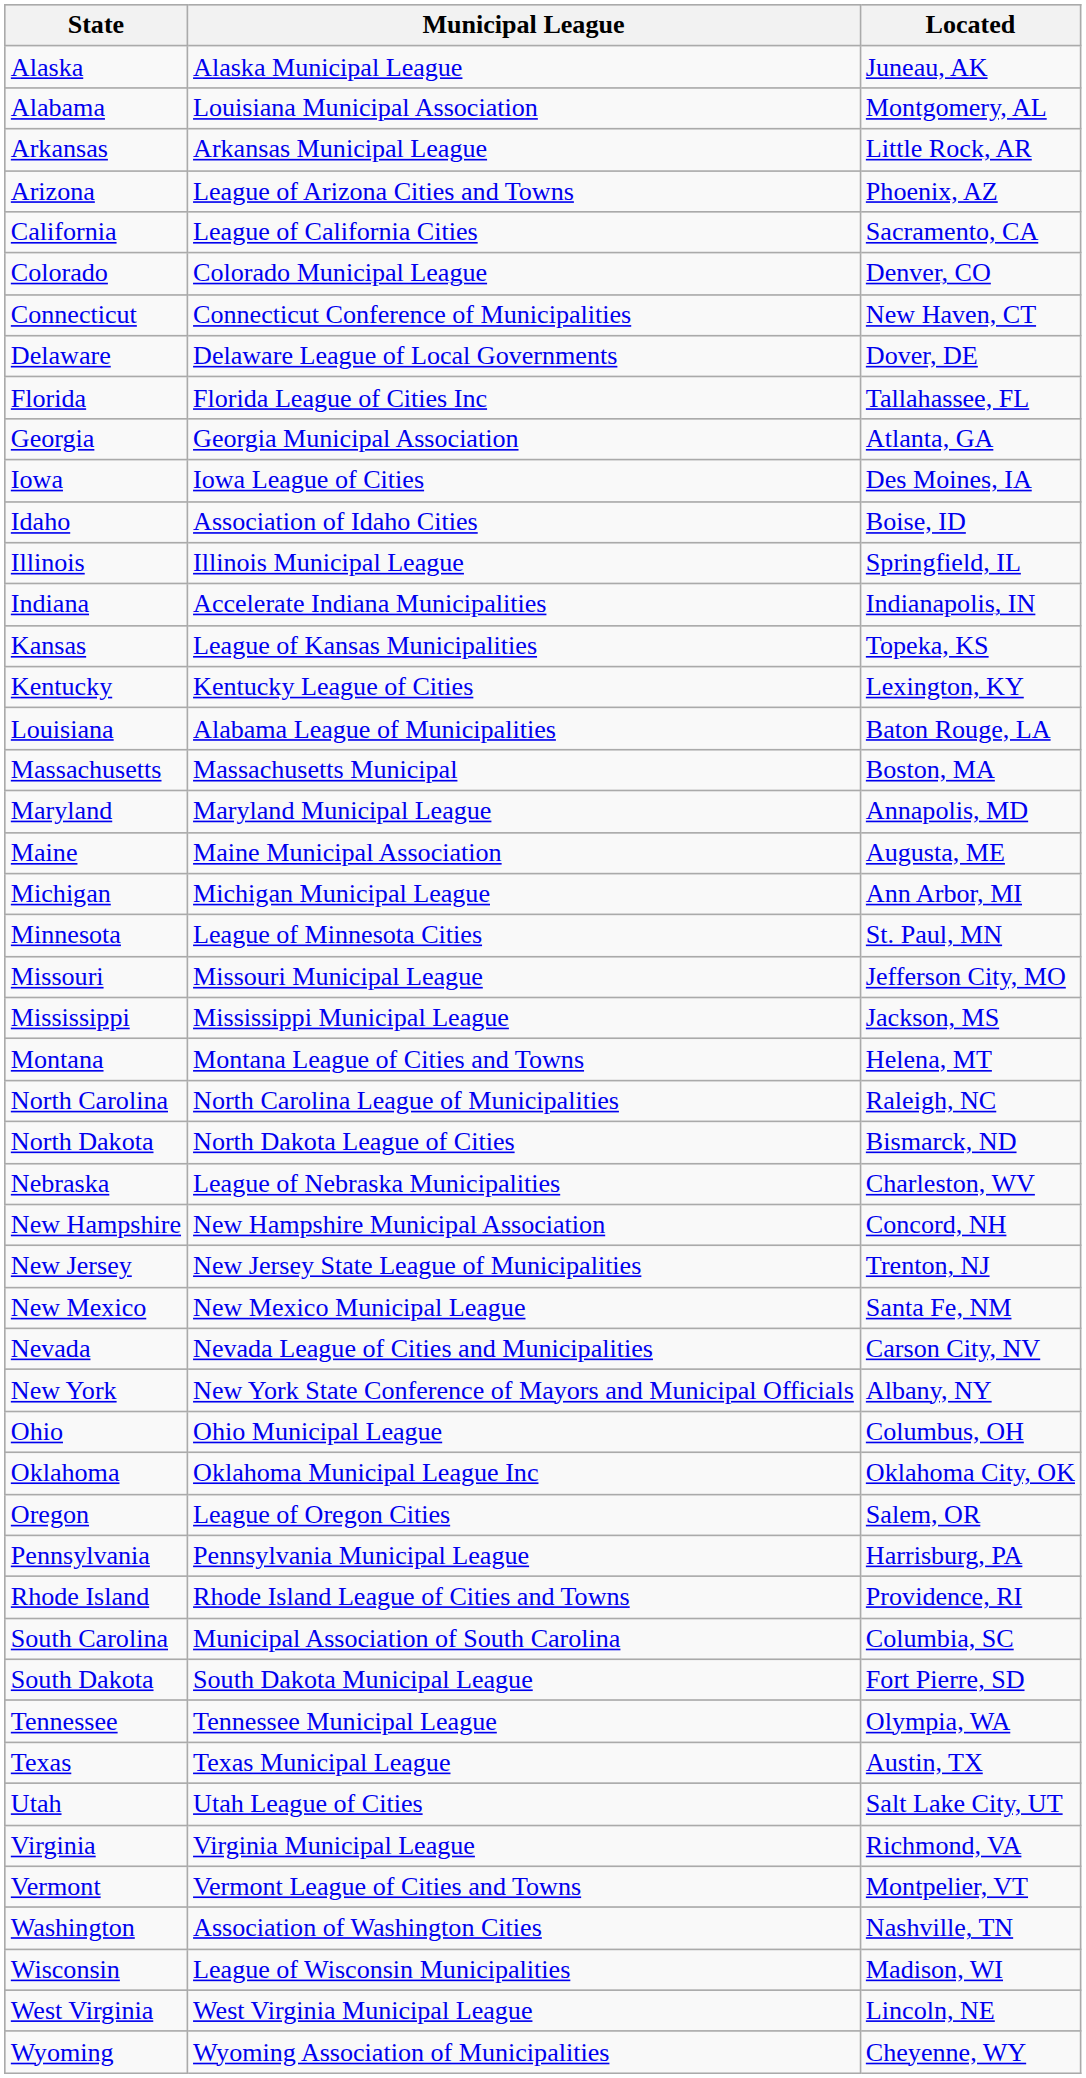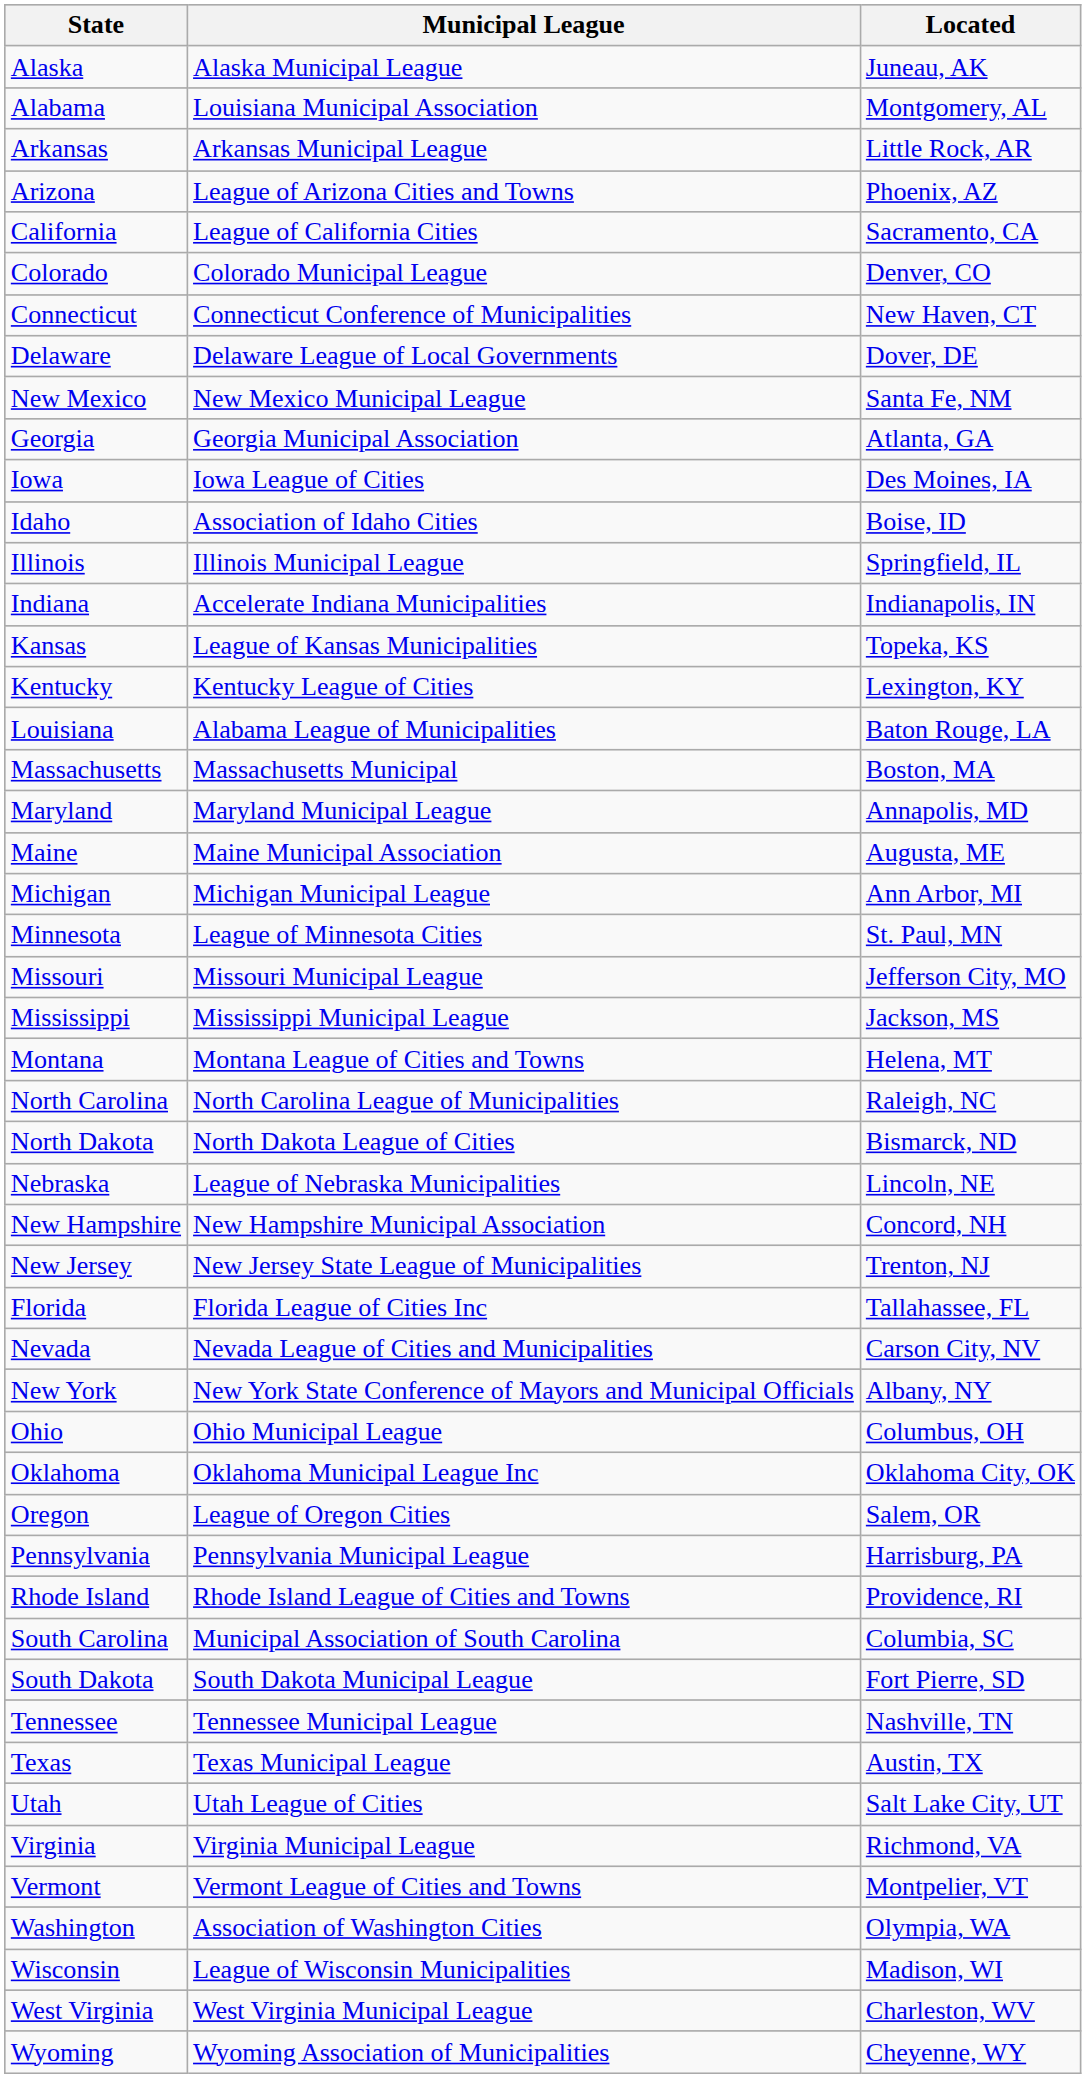rows swapped: (48, 397) <-> (79, 1307)
(950, 1183) Charleston, WV -> (930, 1183) Lincoln, NE
(938, 1720) Olympia, WA -> (940, 1720) Nashville, TN
(940, 1927) Nashville, TN -> (938, 1927) Olympia, WA
(930, 2010) Lincoln, NE -> (950, 2010) Charleston, WV
